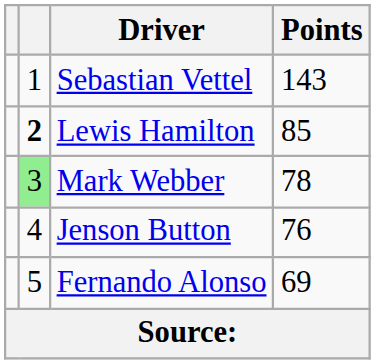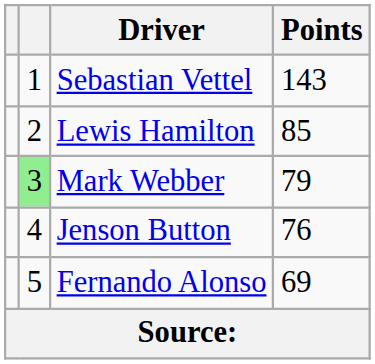(34, 130) bold -> (34, 130) normal
(296, 180) 78 -> (296, 180) 79
